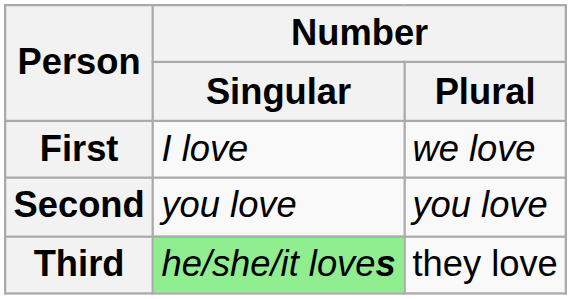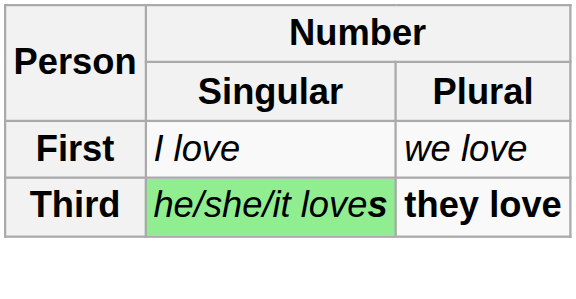- row: (79, 206)
(485, 263) normal -> (483, 206) bold
